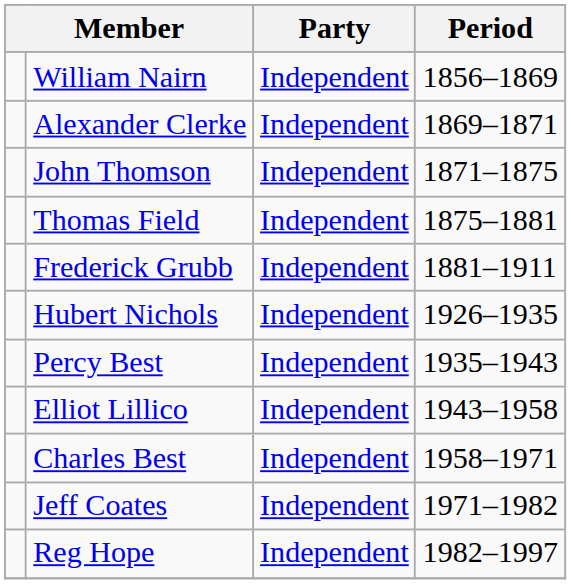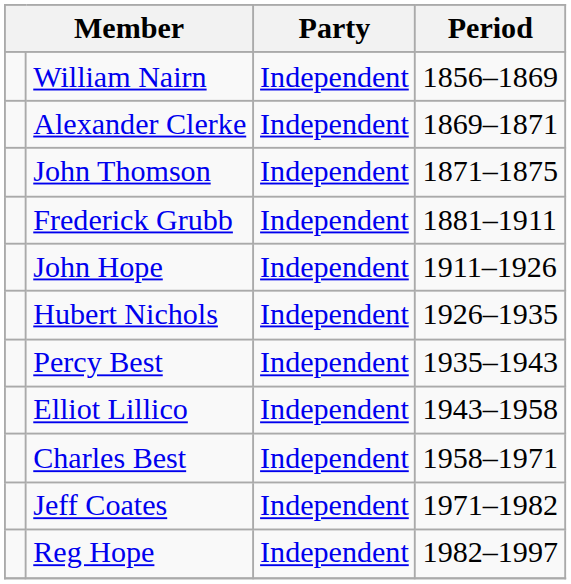- row: (116, 219)
+ row: (98, 266)
